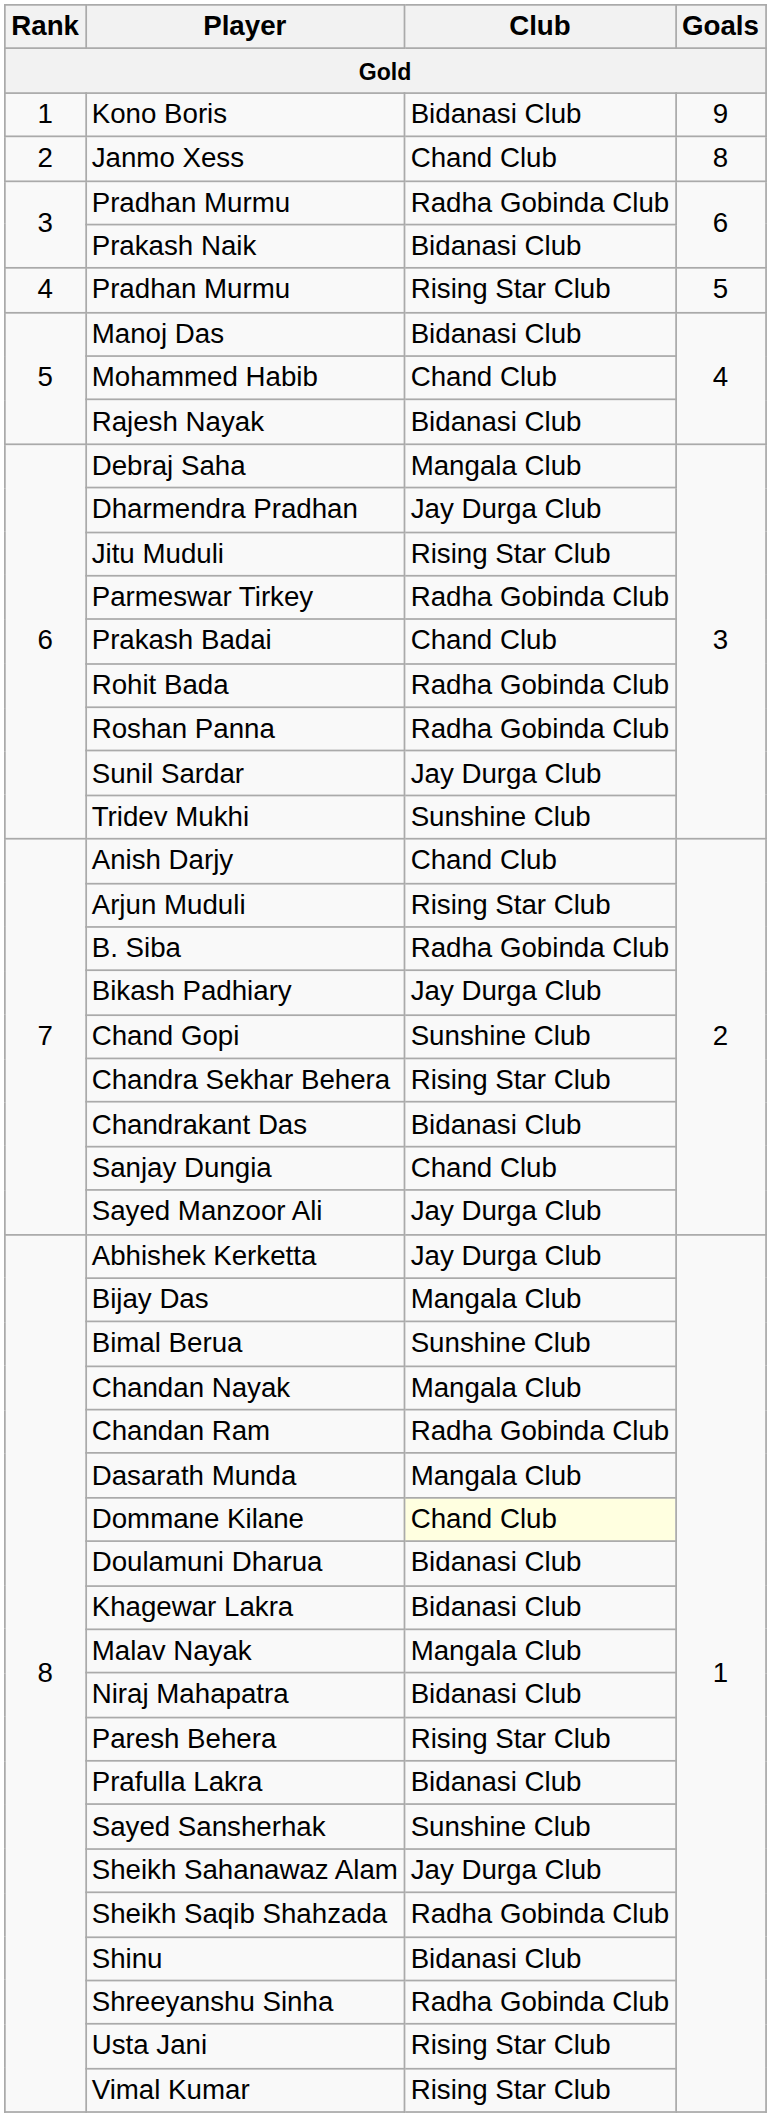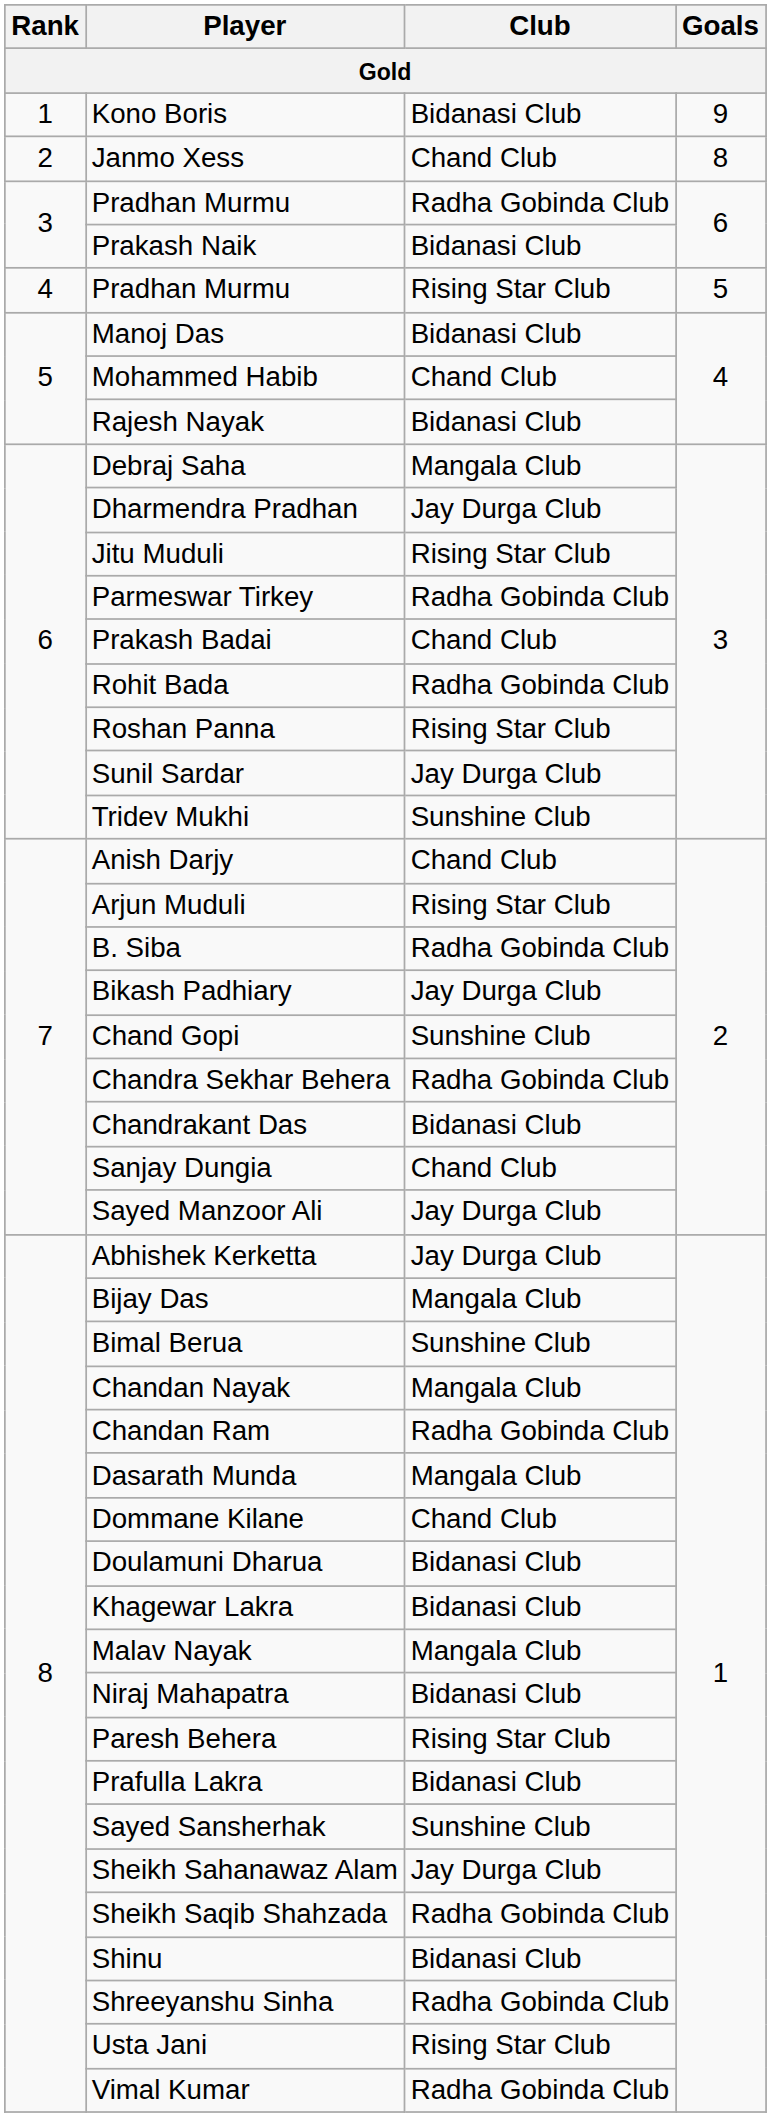(540, 728) Radha Gobinda Club -> (511, 728) Rising Star Club
(511, 1080) Rising Star Club -> (540, 1080) Radha Gobinda Club
(484, 1519) lightyellow background -> (484, 1519) no background
(511, 2089) Rising Star Club -> (540, 2089) Radha Gobinda Club
